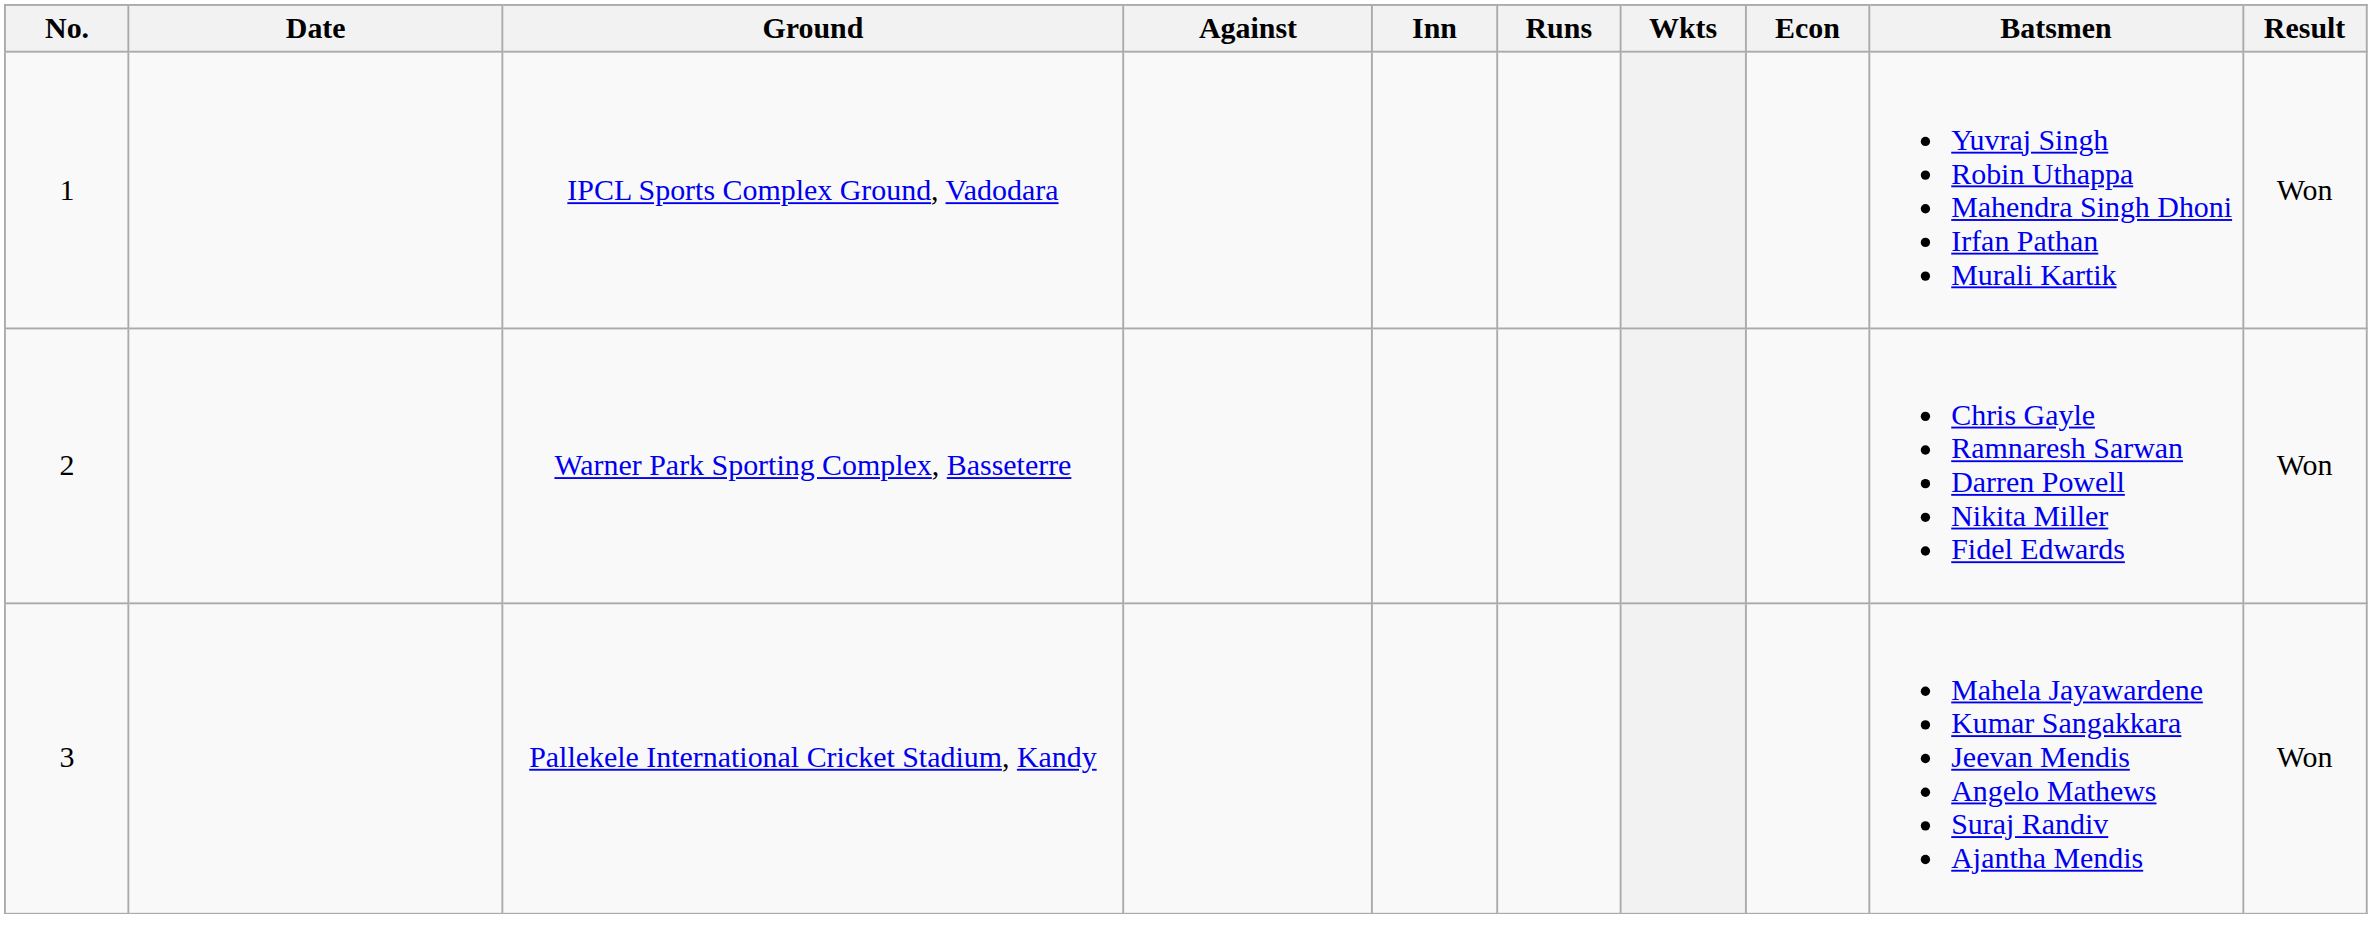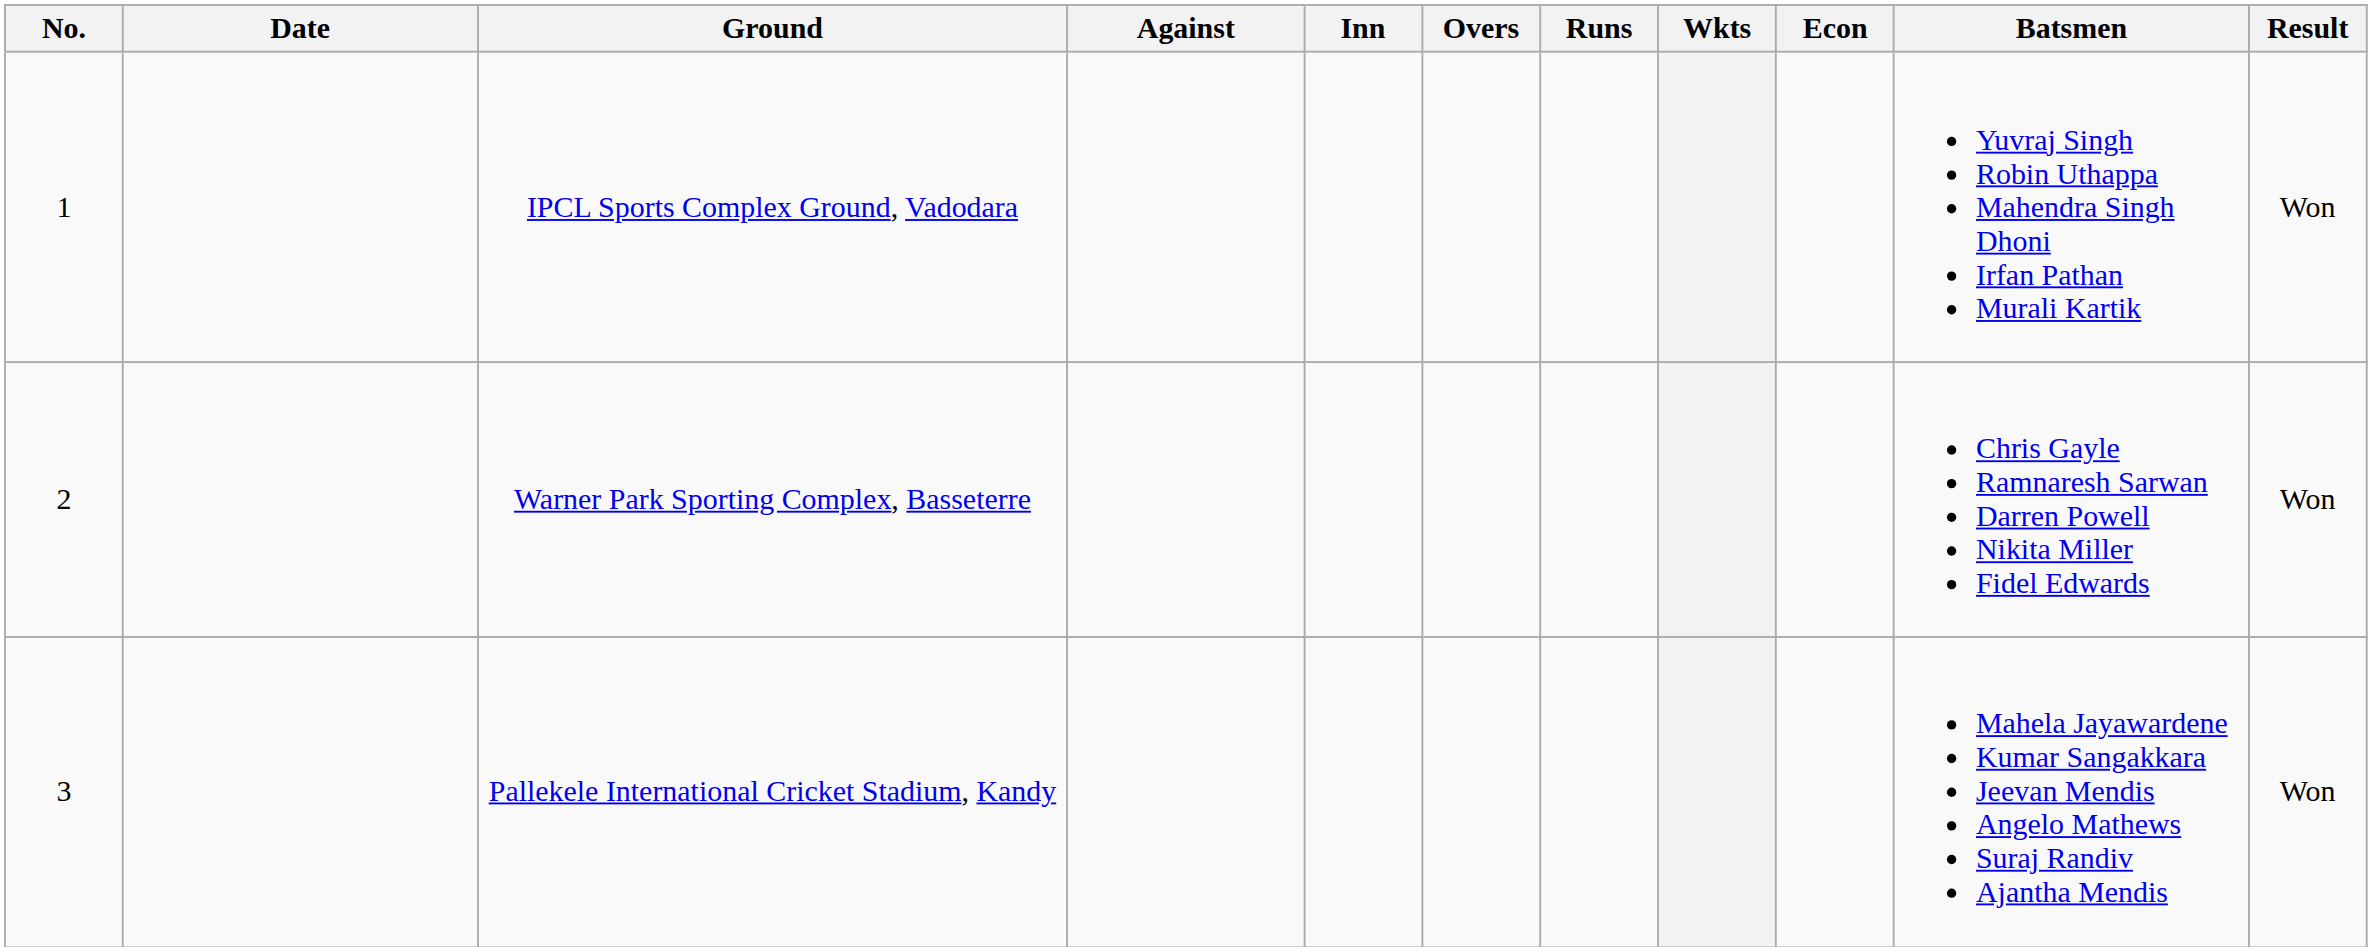+ column: (1481, 28)
